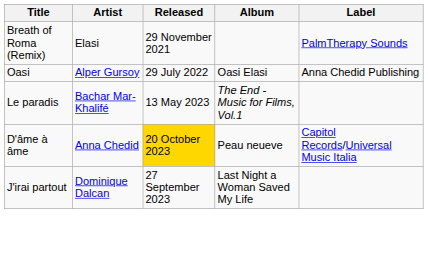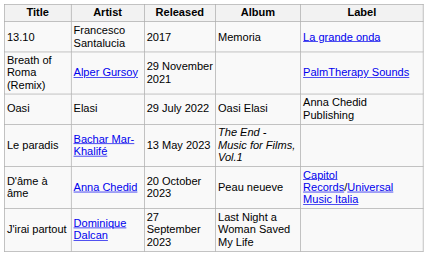+ row: (21, 36)
(87, 43) Elasi -> (106, 73) Alper Gursoy
(107, 73) Alper Gursoy -> (86, 109) Elasi
(173, 145) gold background -> (174, 187) no background
